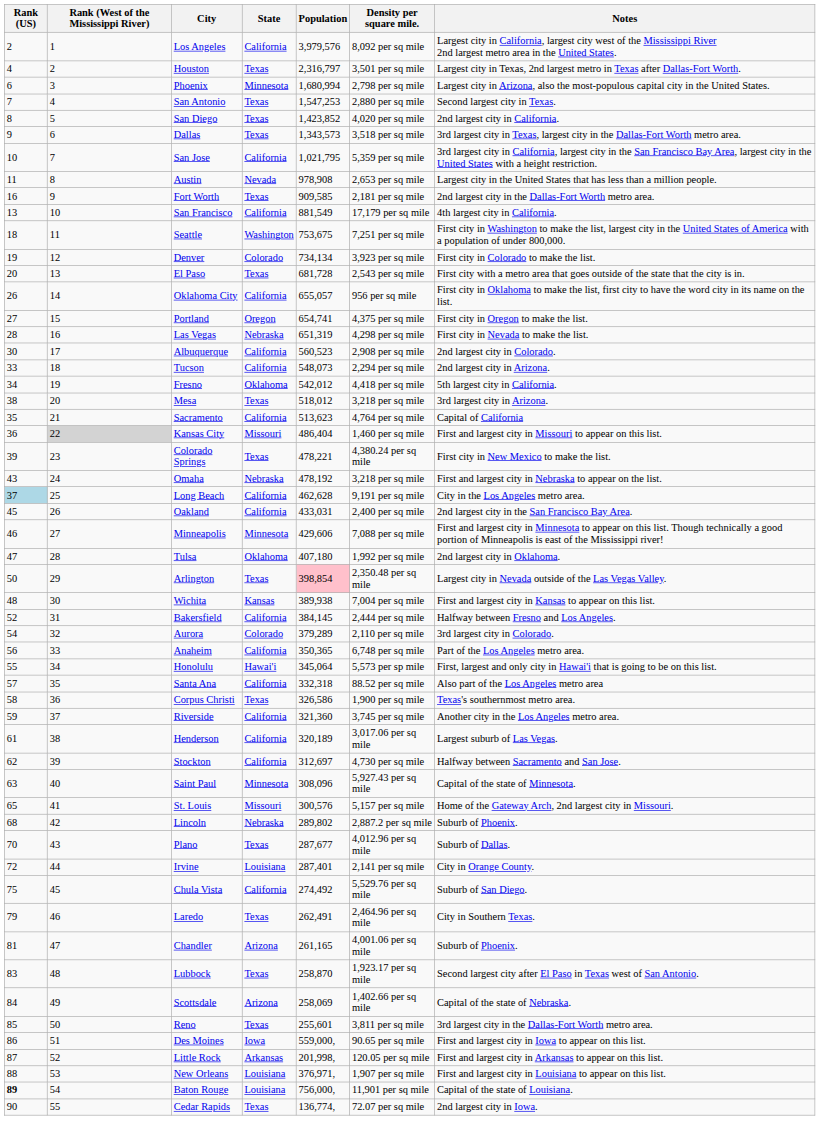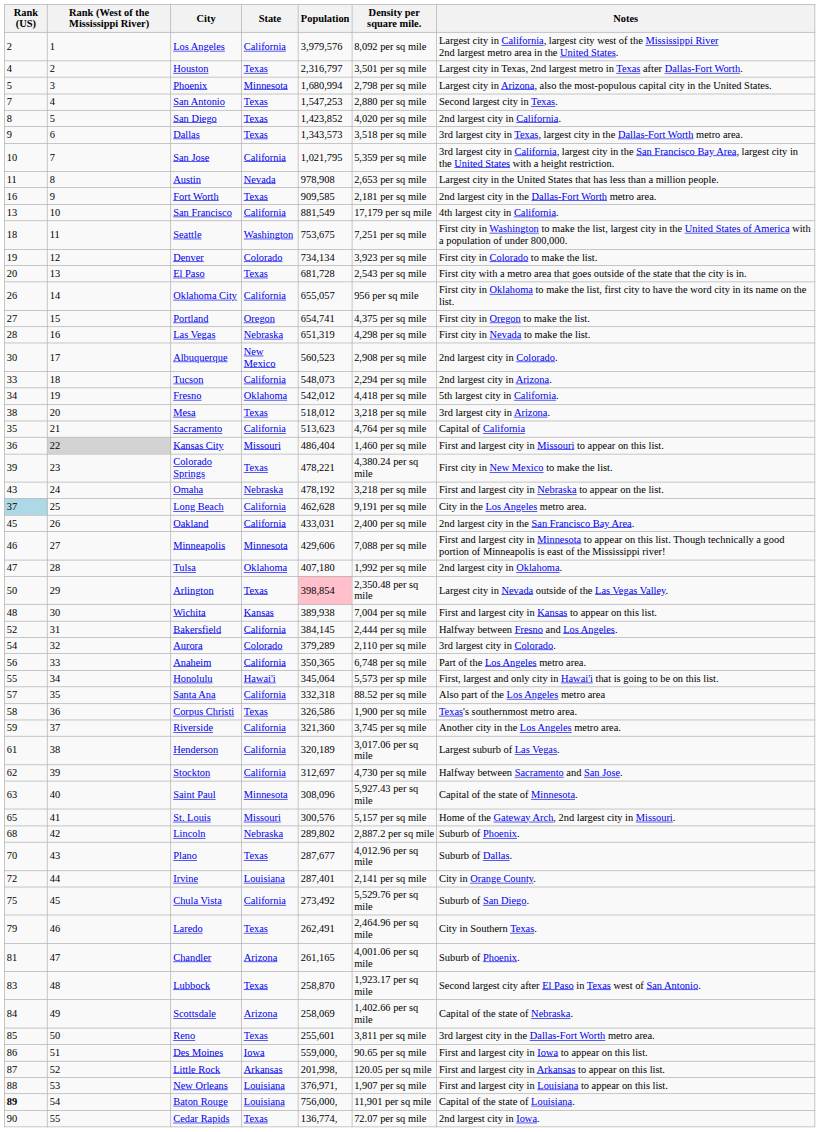(9, 85) 6 -> (9, 85) 5
(265, 351) California -> (260, 357) New Mexico
(316, 889) 274,492 -> (318, 901) 273,492
